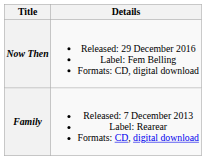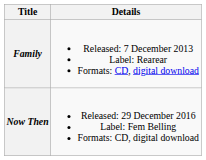rows swapped: (28, 121) <-> (28, 53)
